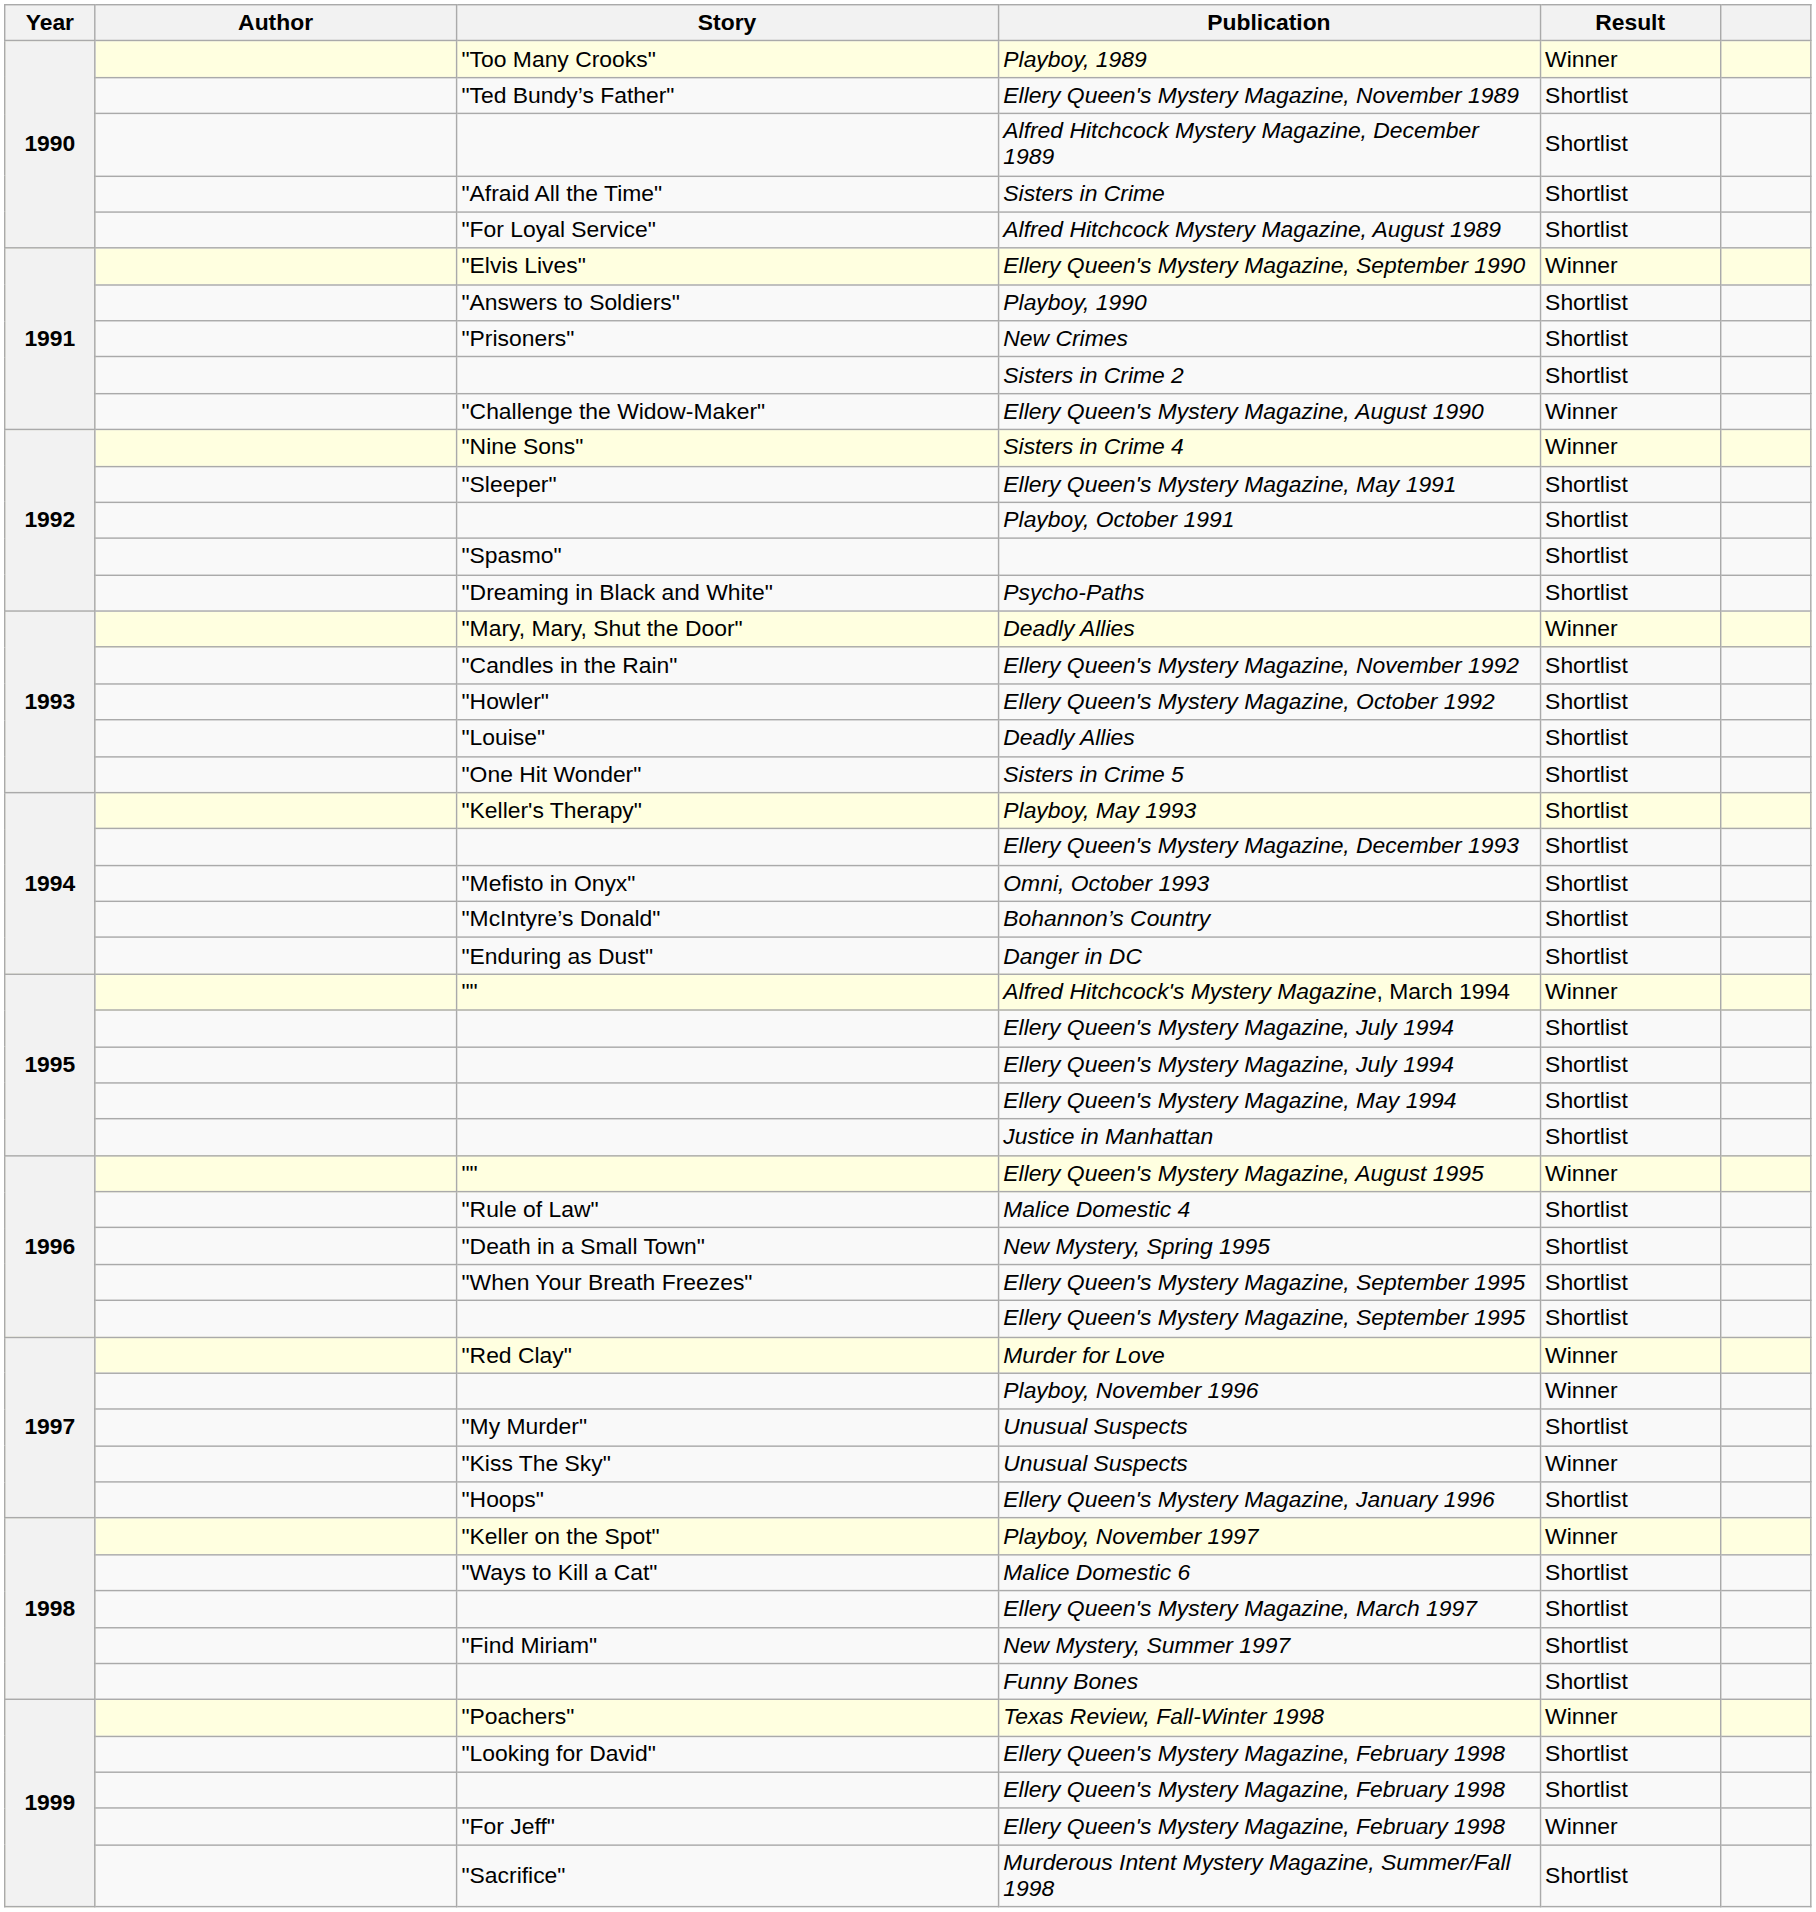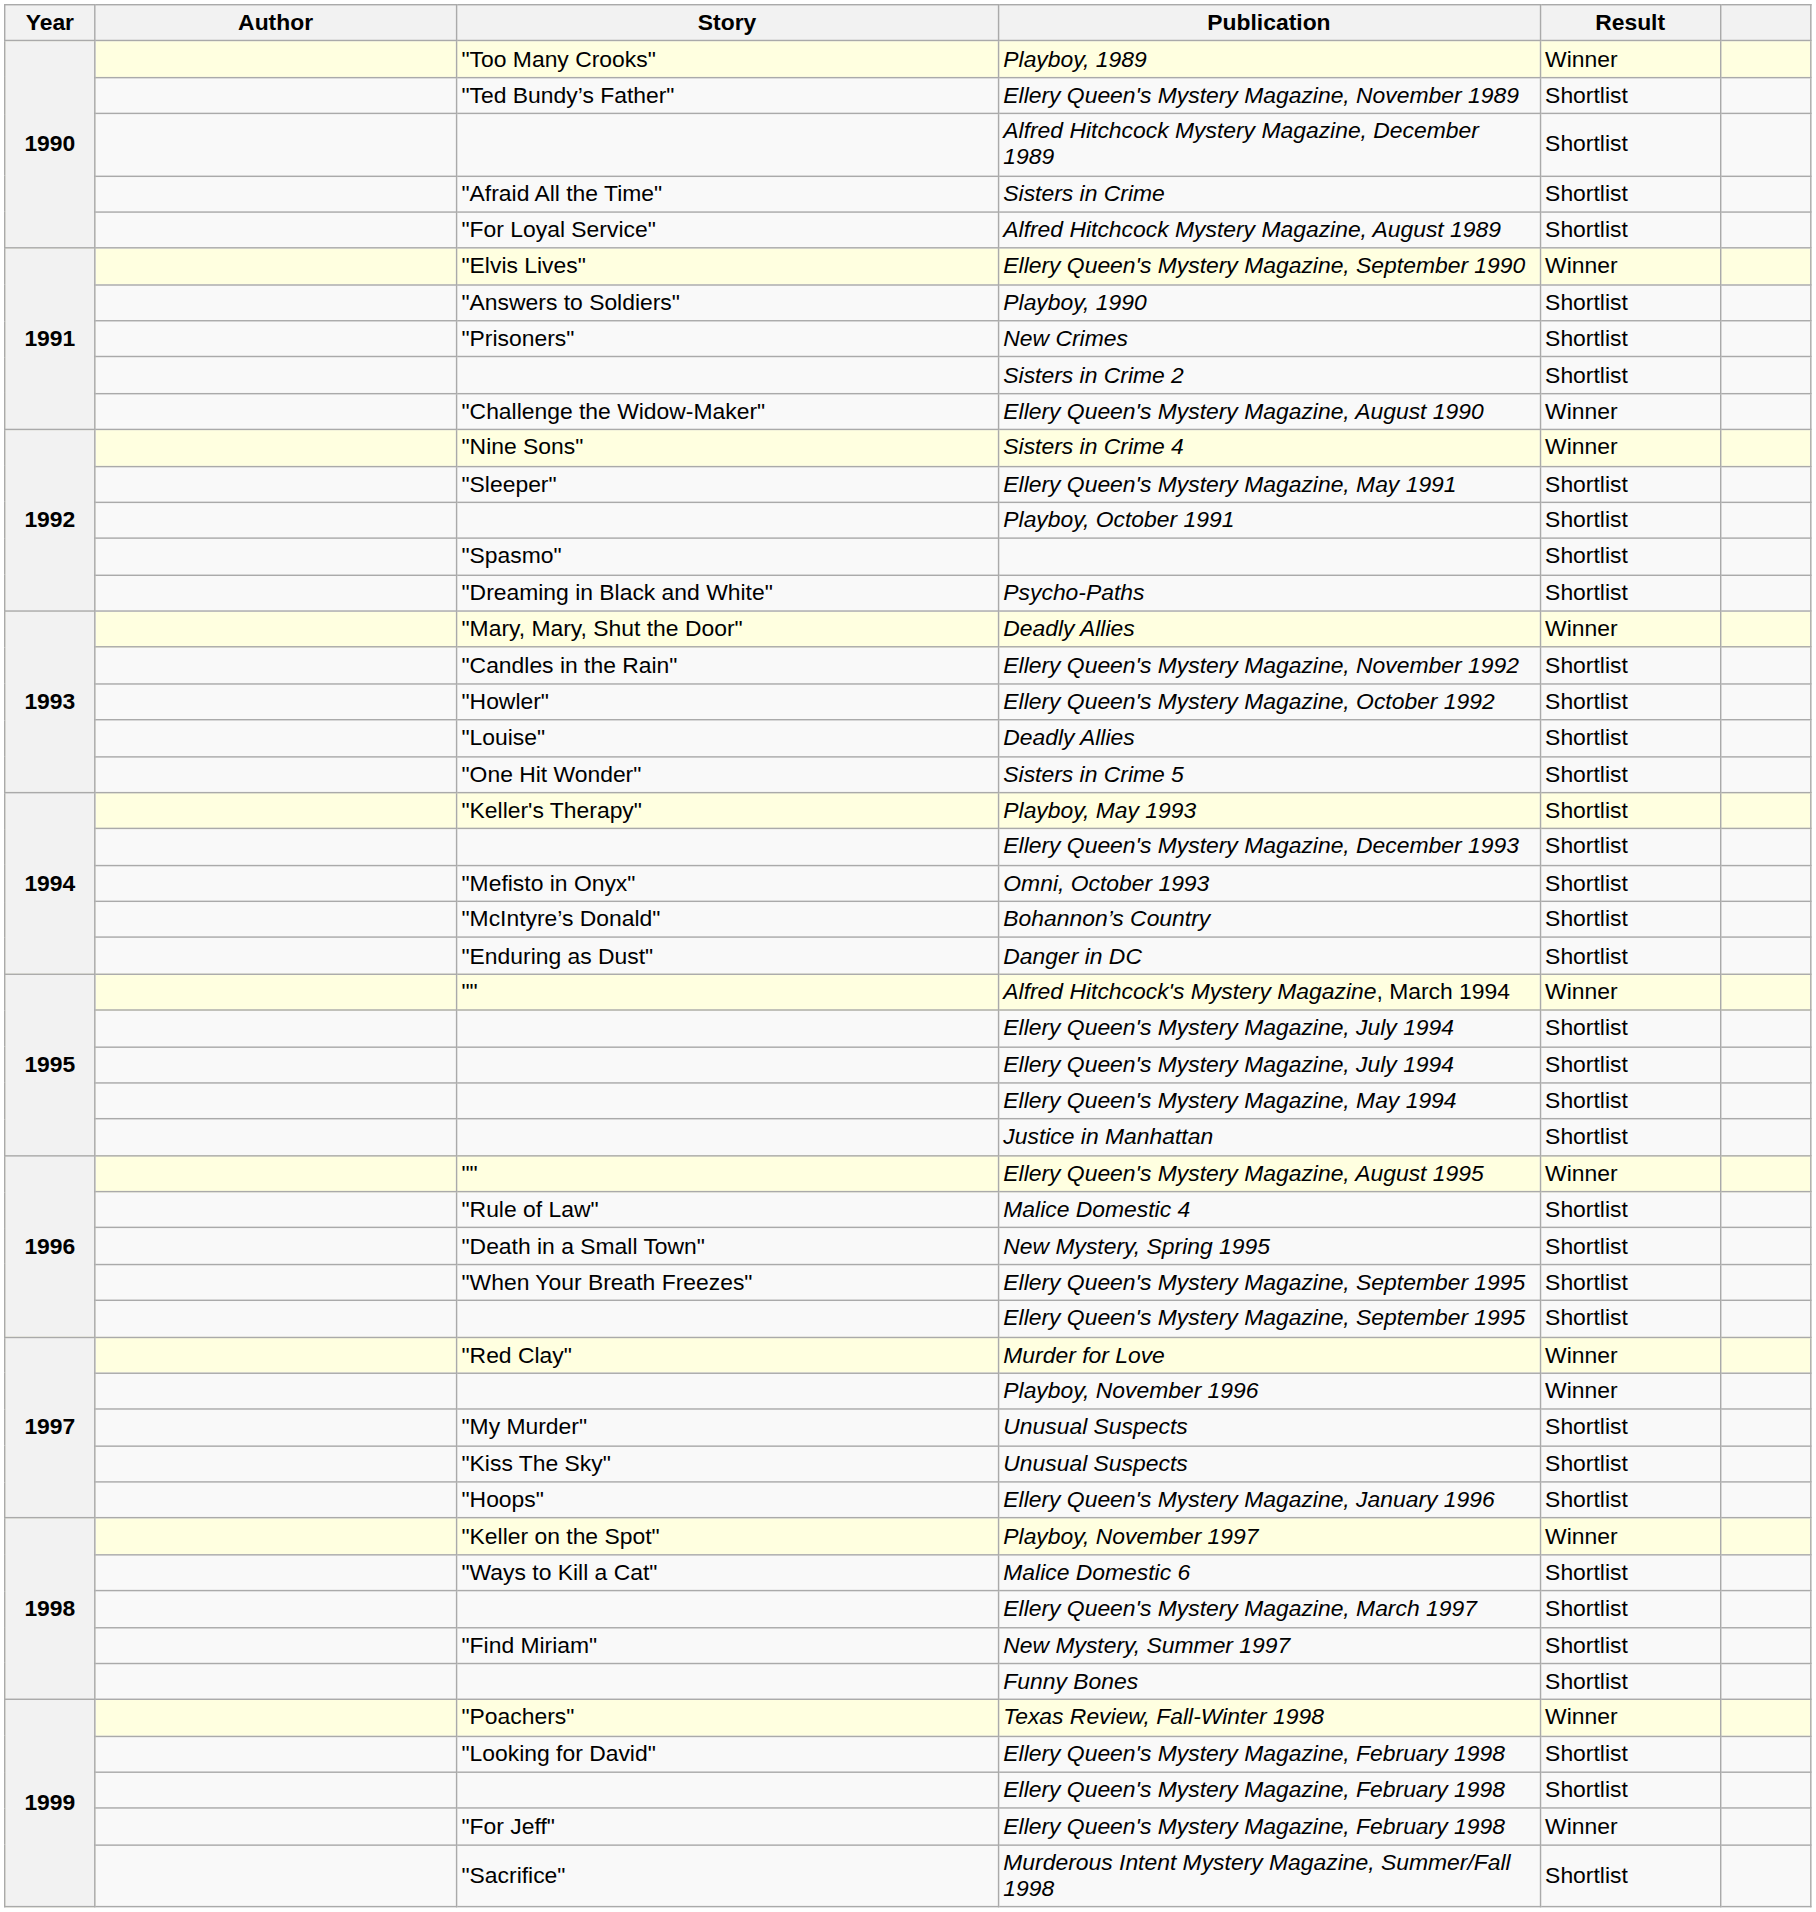(1581, 1463) Winner -> (1586, 1463) Shortlist
